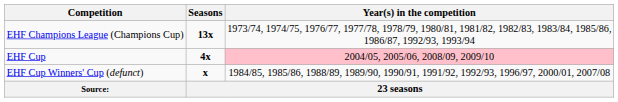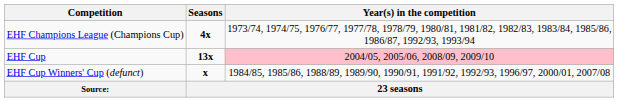(205, 34) 13x -> (205, 34) 4x
(205, 56) 4x -> (205, 56) 13x
